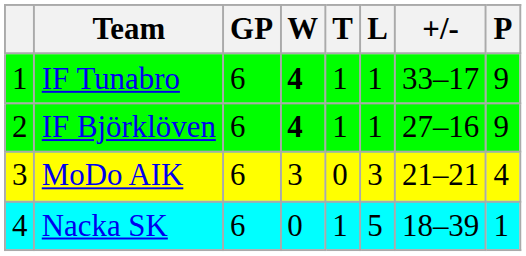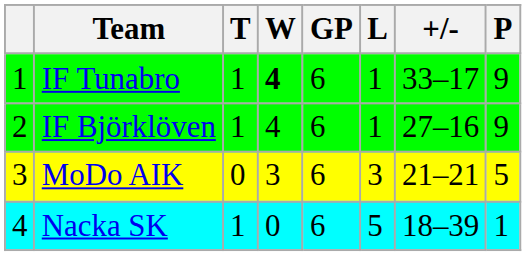columns swapped: (252, 28) <-> (343, 28)
(295, 126) bold -> (273, 126) normal
(501, 175) 4 -> (501, 175) 5
